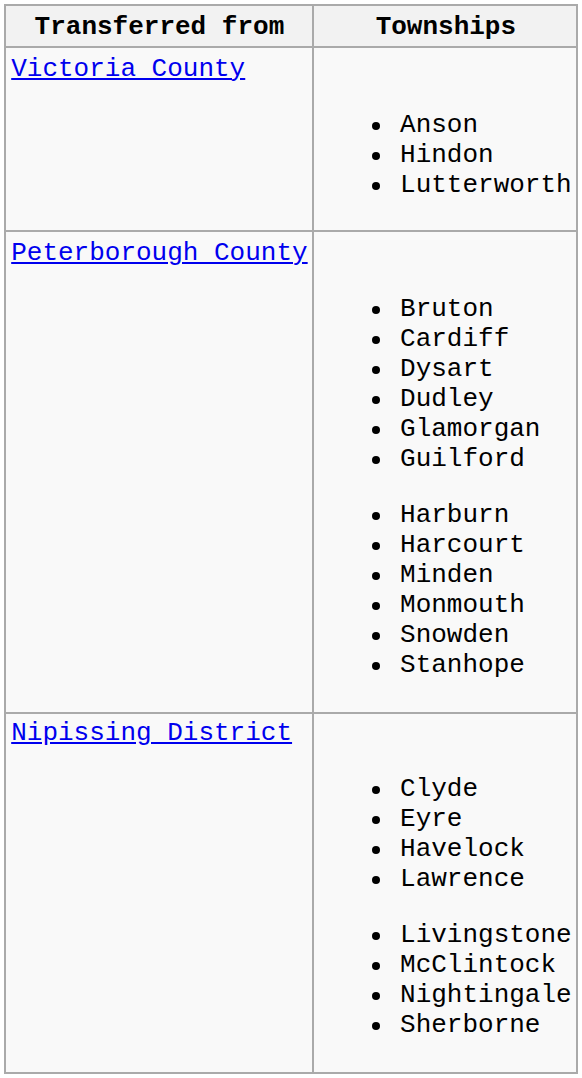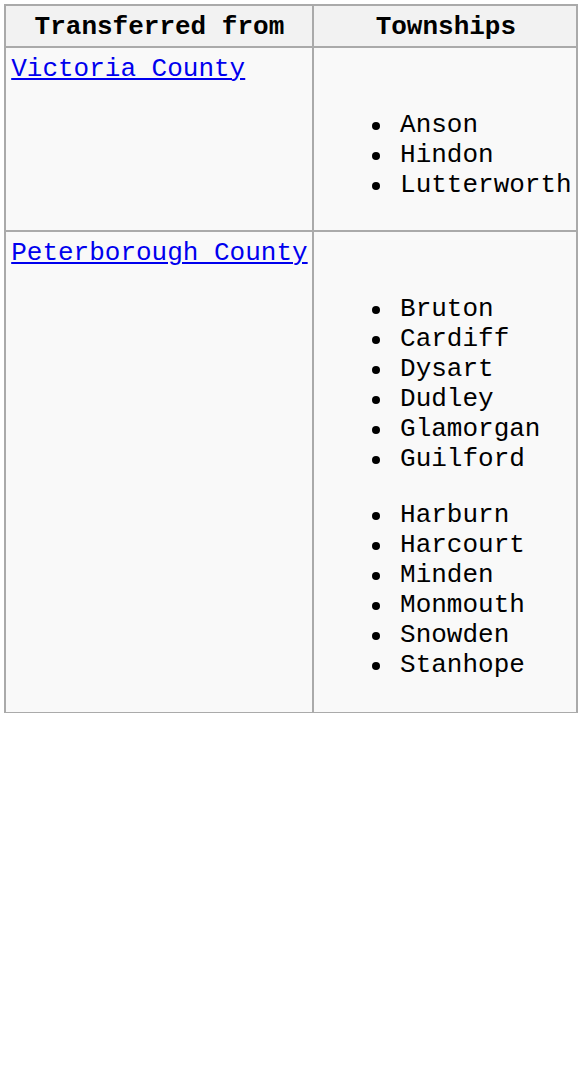- row: (152, 733)
